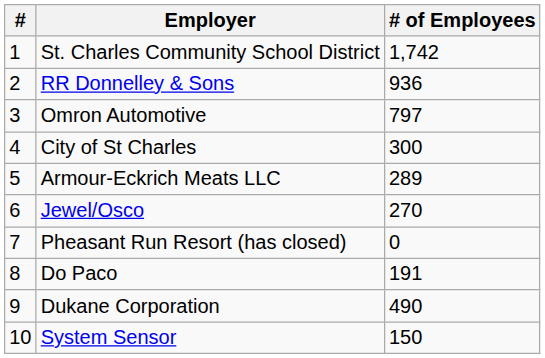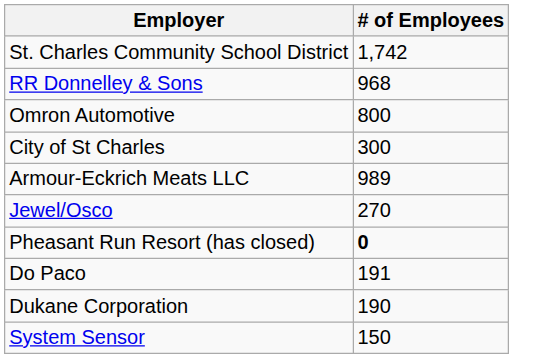- column: (20, 20)
(406, 83) 936 -> (374, 83) 968
(406, 115) 797 -> (374, 115) 800
(406, 178) 289 -> (374, 178) 989
(394, 242) normal -> (363, 242) bold
(406, 305) 490 -> (374, 305) 190
